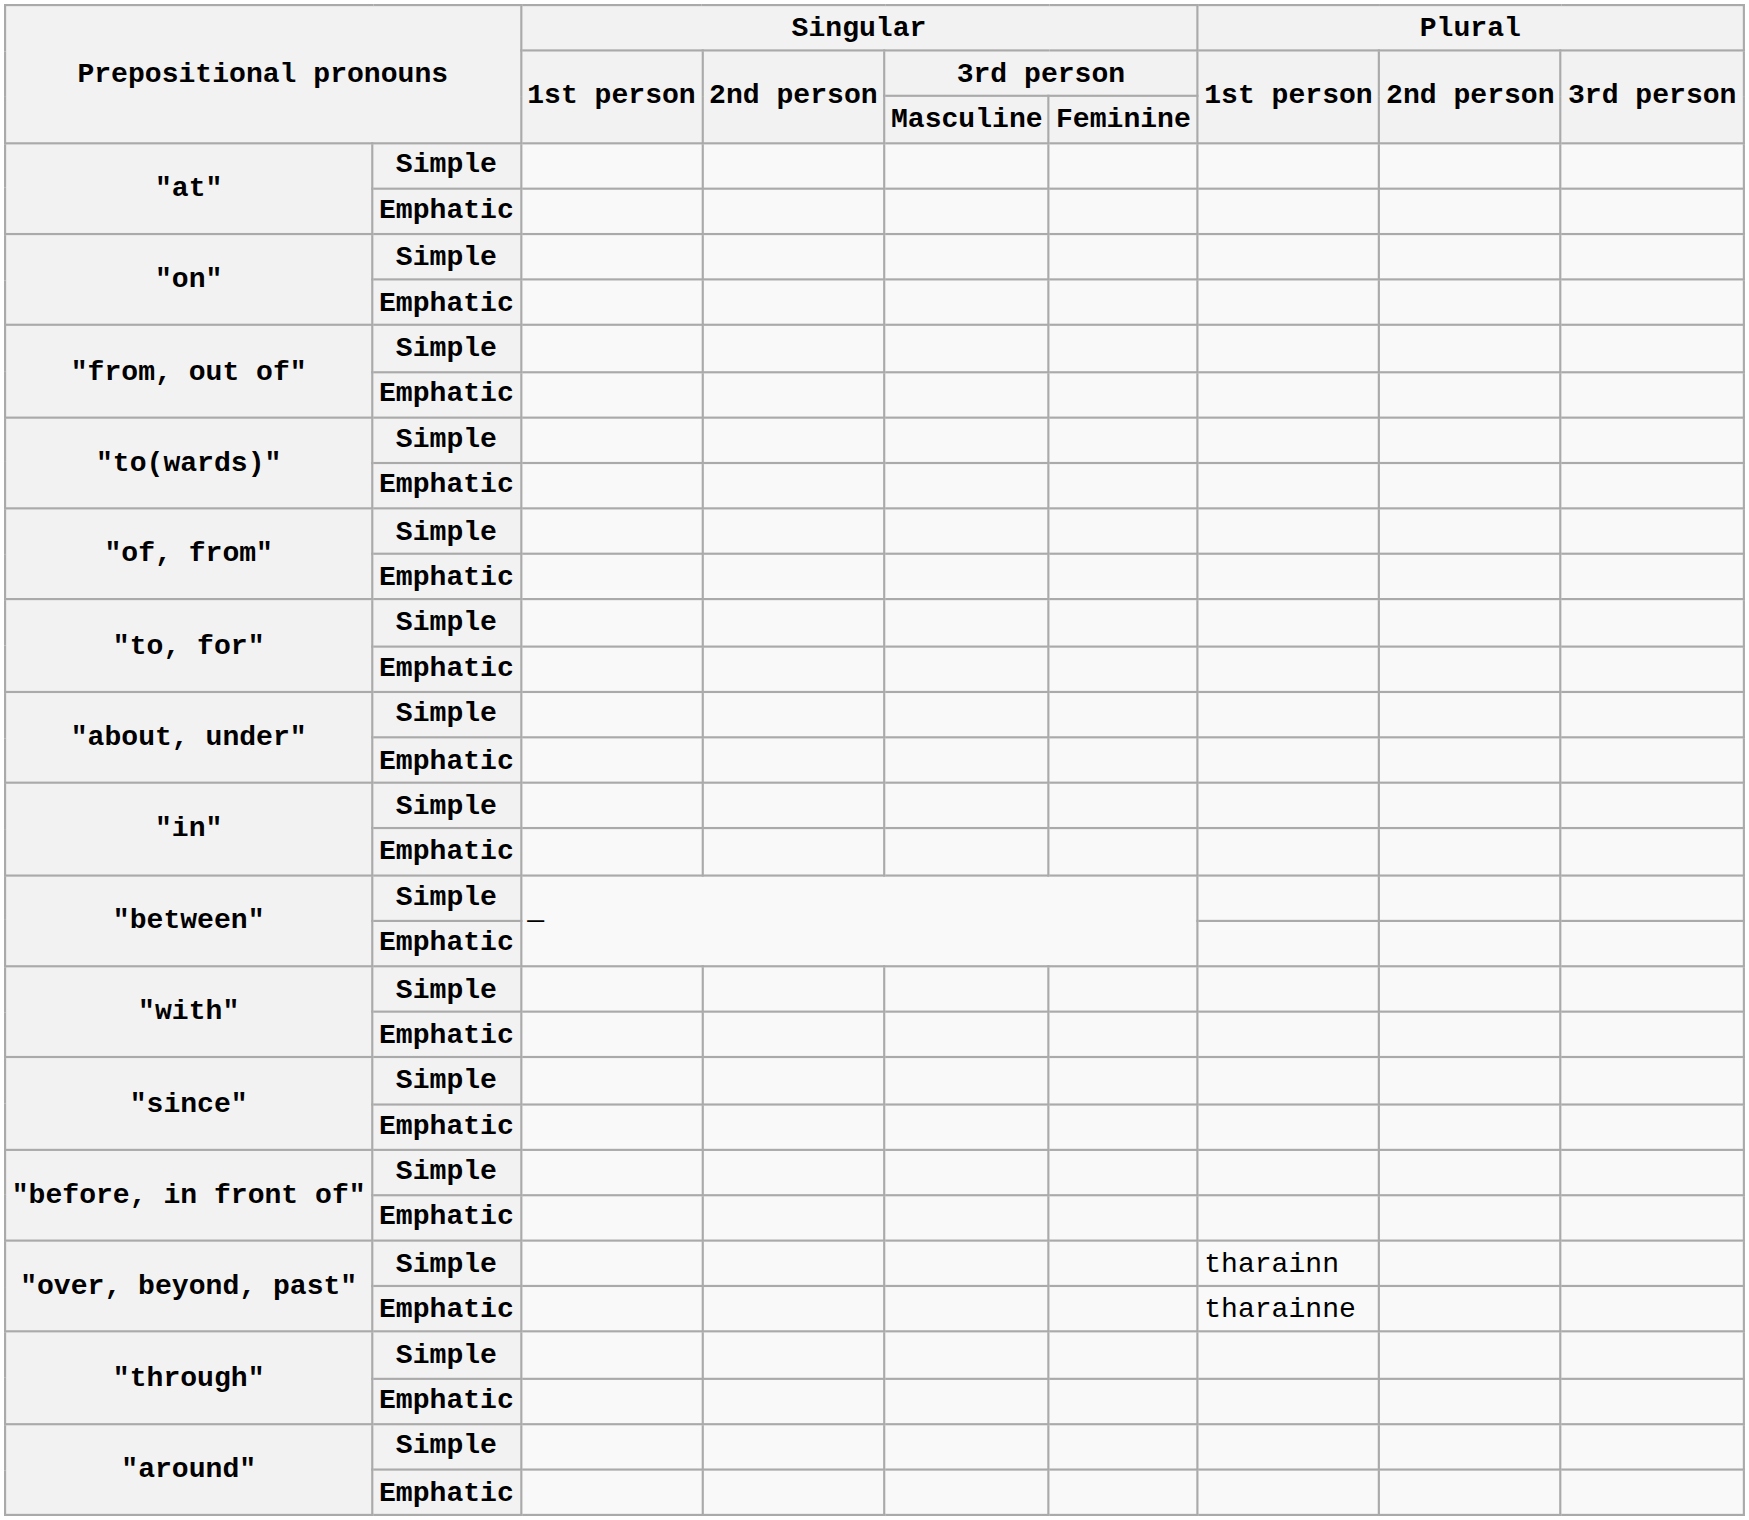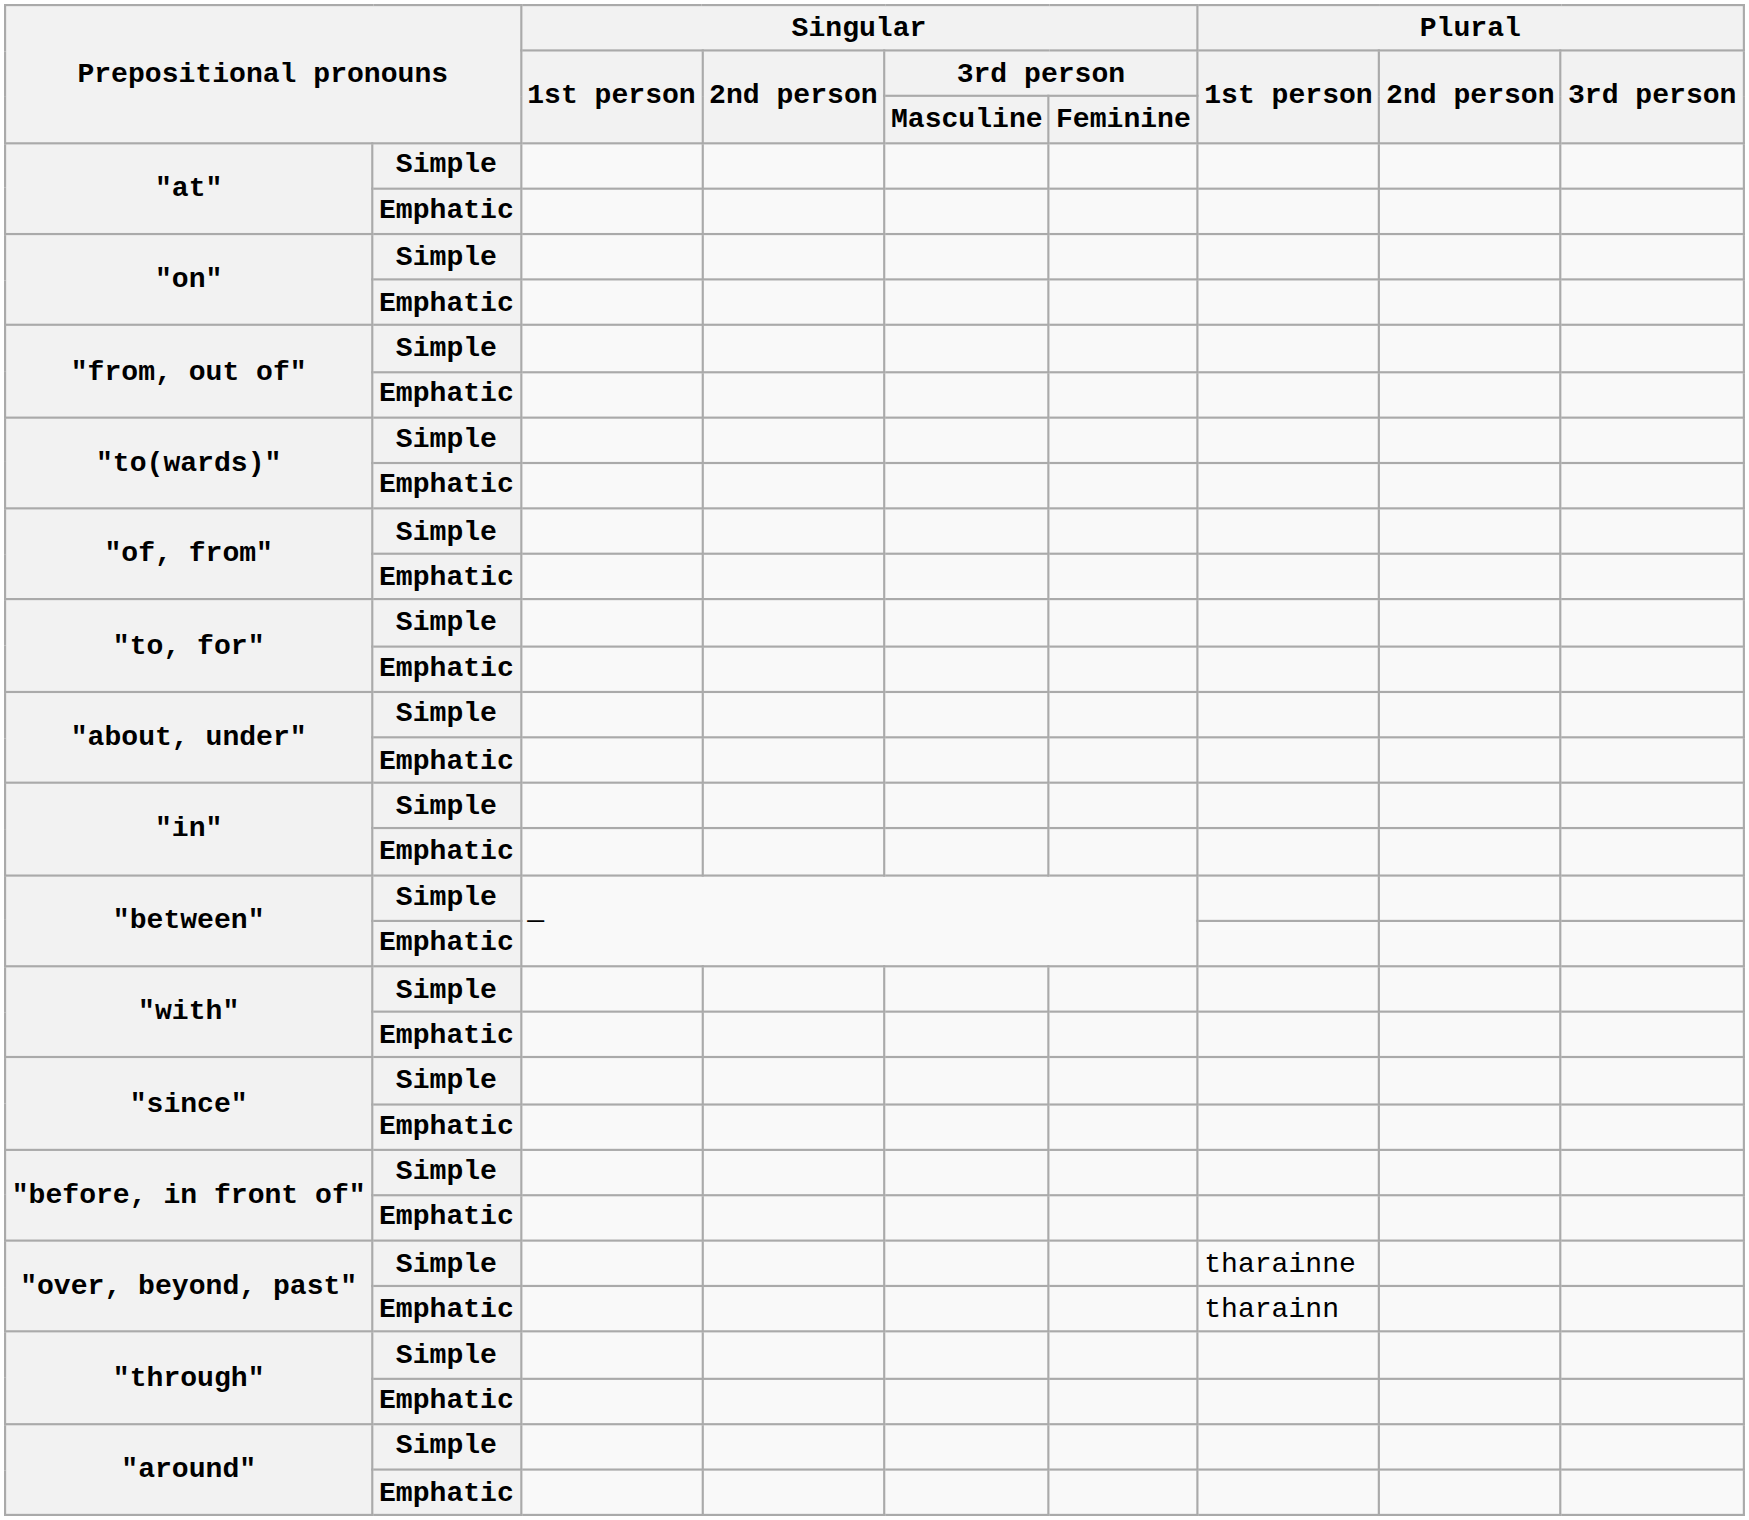(1272, 1264) tharainn -> (1280, 1264) tharainne
(1280, 1309) tharainne -> (1272, 1309) tharainn
